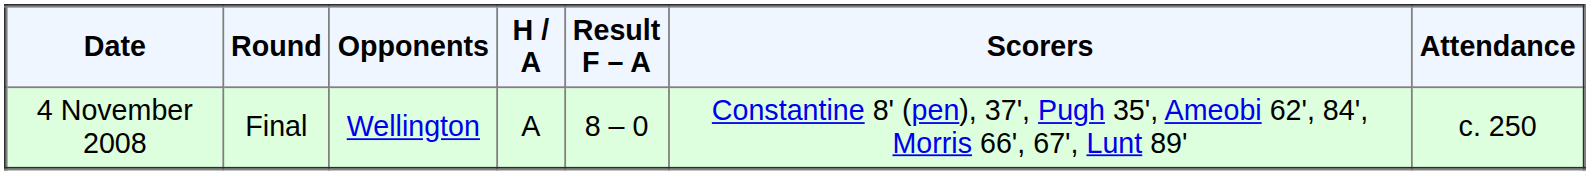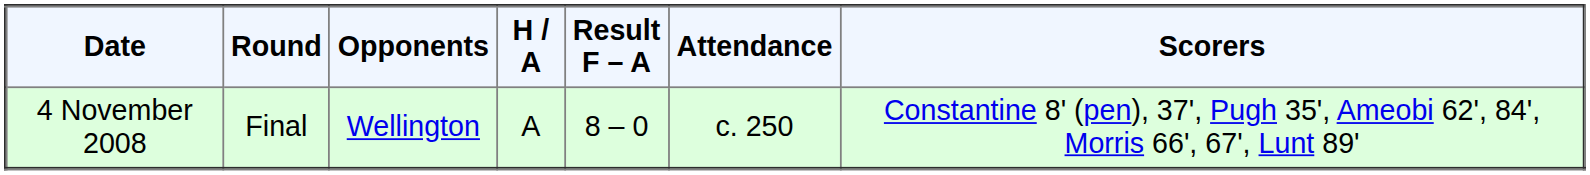columns swapped: (1040, 46) <-> (1498, 46)
